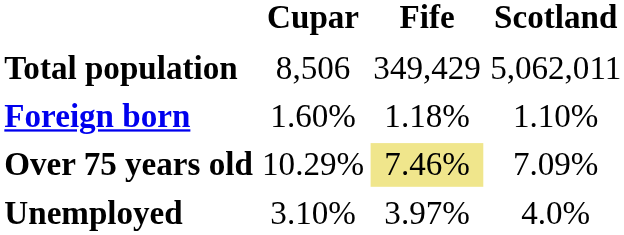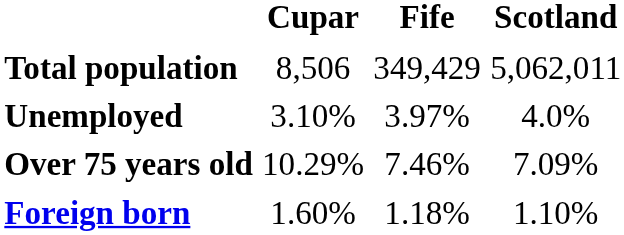rows swapped: (97, 115) <-> (94, 212)
(427, 164) khaki background -> (427, 164) no background
